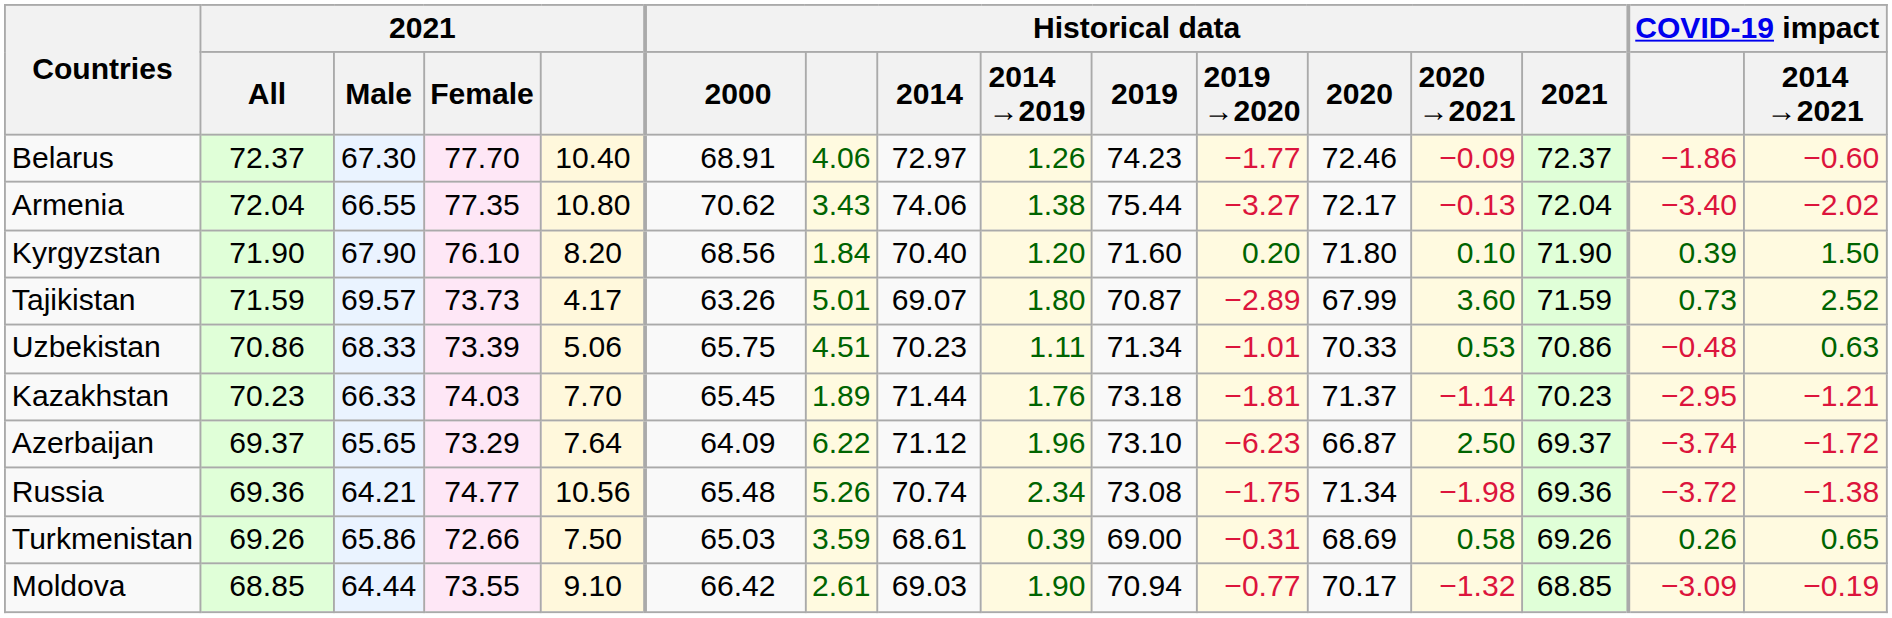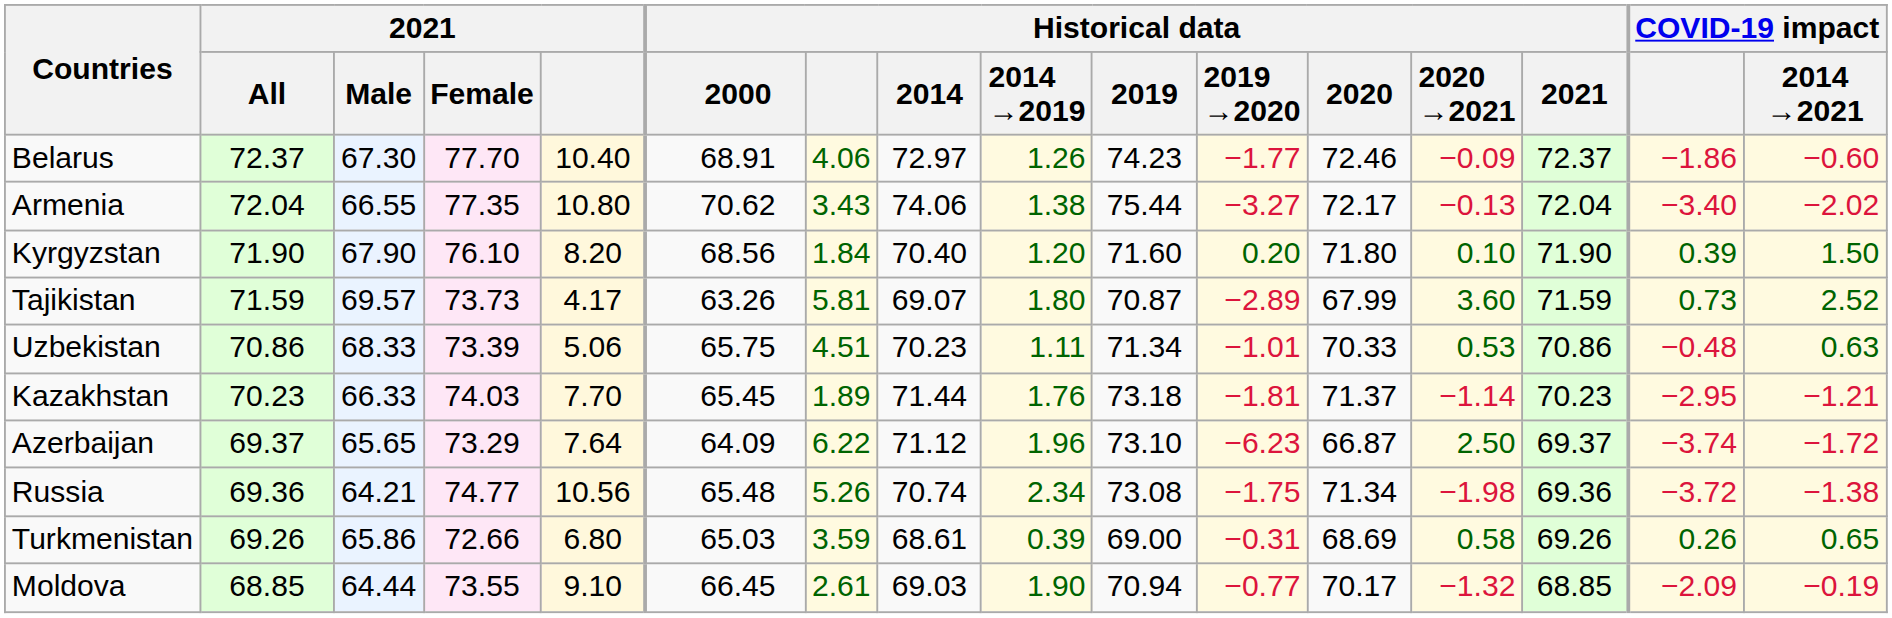(841, 300) 5.01 -> (841, 300) 5.81
(593, 539) 7.50 -> (593, 539) 6.80
(738, 586) 66.42 -> (738, 586) 66.45
(1699, 586) −3.09 -> (1699, 586) −2.09
